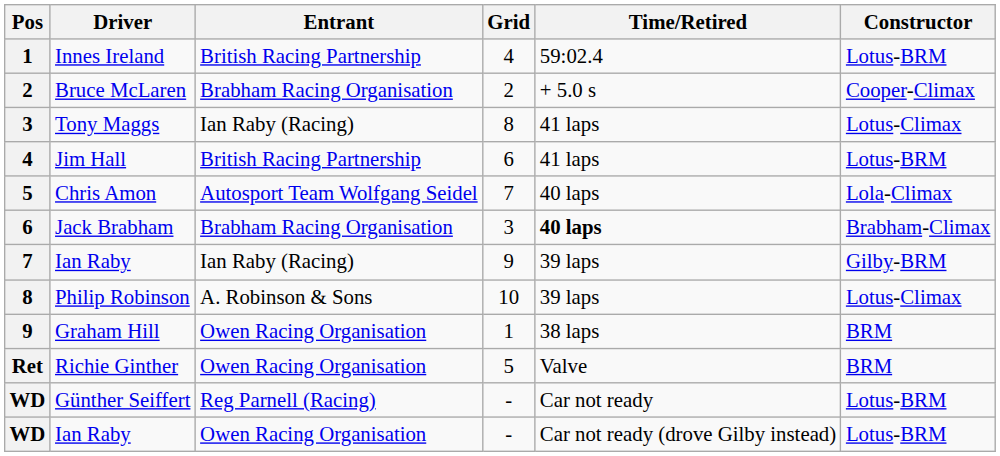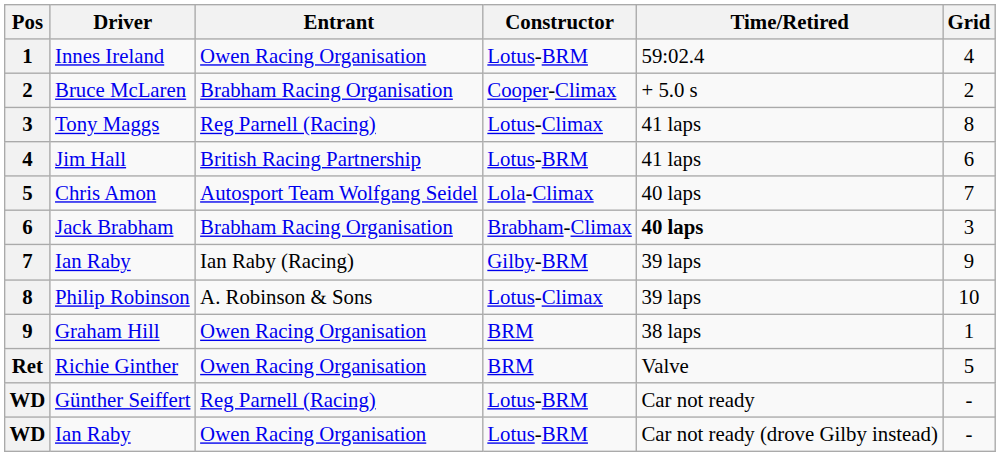columns swapped: (918, 21) <-> (509, 21)
(311, 56) British Racing Partnership -> (313, 56) Owen Racing Organisation
(277, 124) Ian Raby (Racing) -> (288, 124) Reg Parnell (Racing)
